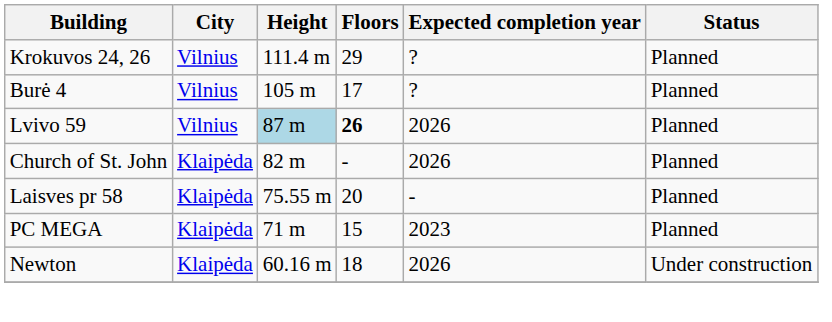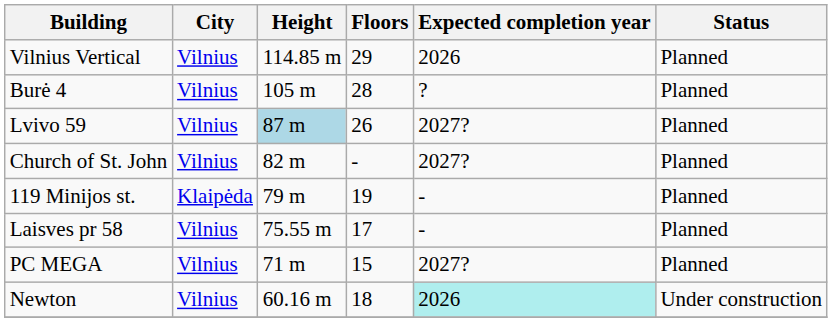+ row: (75, 56)
- row: (80, 56)
(352, 91) 17 -> (362, 91) 28
(352, 126) bold -> (362, 126) normal
(430, 126) 2026 -> (444, 126) 2027?
(215, 160) Klaipėda -> (207, 160) Vilnius
(430, 160) 2026 -> (444, 160) 2027?
+ row: (73, 195)
(215, 195) Klaipėda -> (207, 230) Vilnius
(352, 195) 20 -> (362, 230) 17
(215, 230) Klaipėda -> (207, 264) Vilnius
(430, 230) 2023 -> (444, 264) 2027?
(215, 264) Klaipėda -> (207, 299) Vilnius
(430, 264) no background -> (439, 299) paleturquoise background
